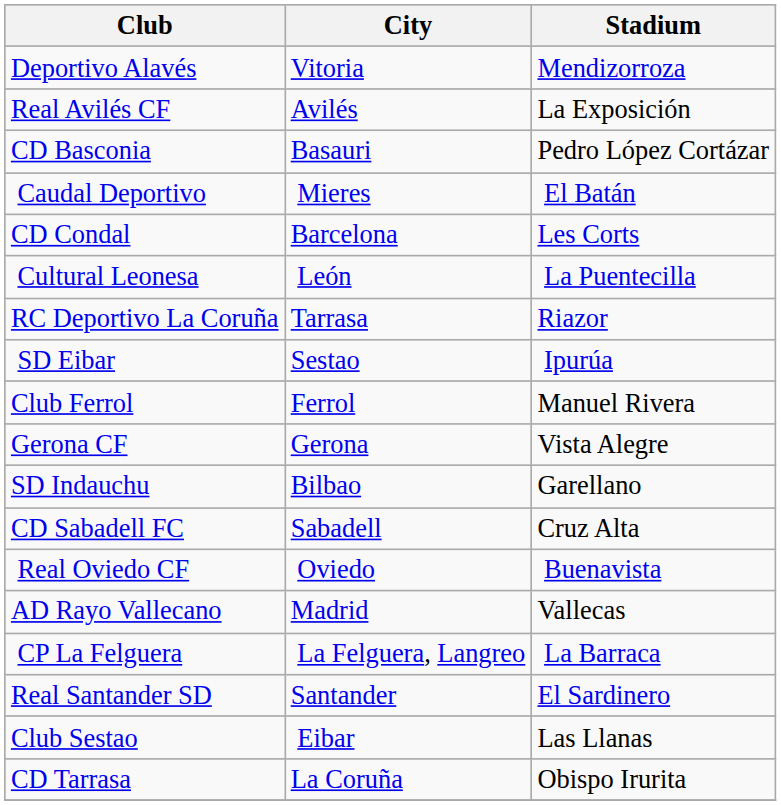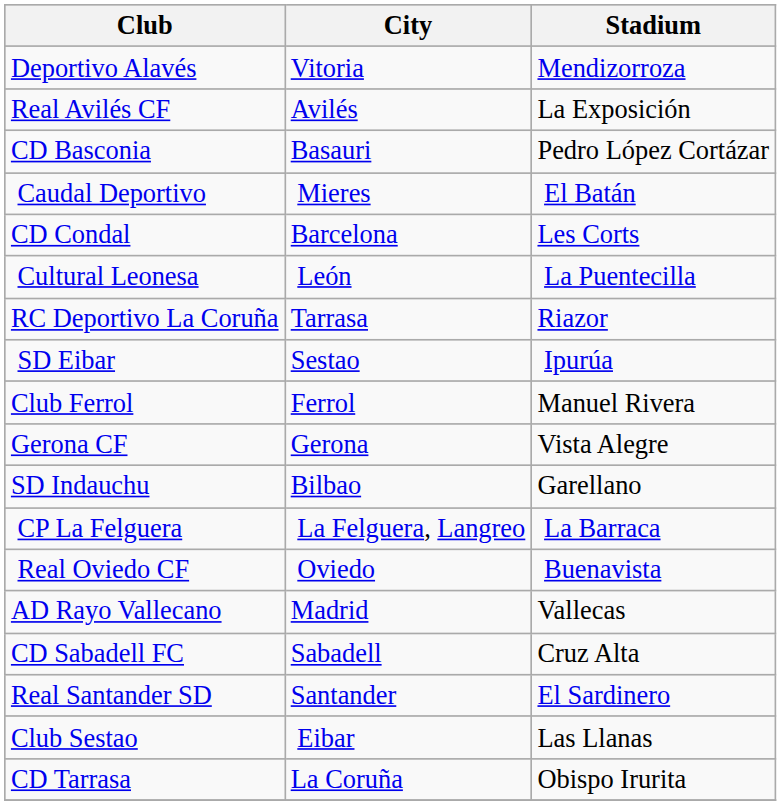rows swapped: (97, 653) <-> (97, 527)
